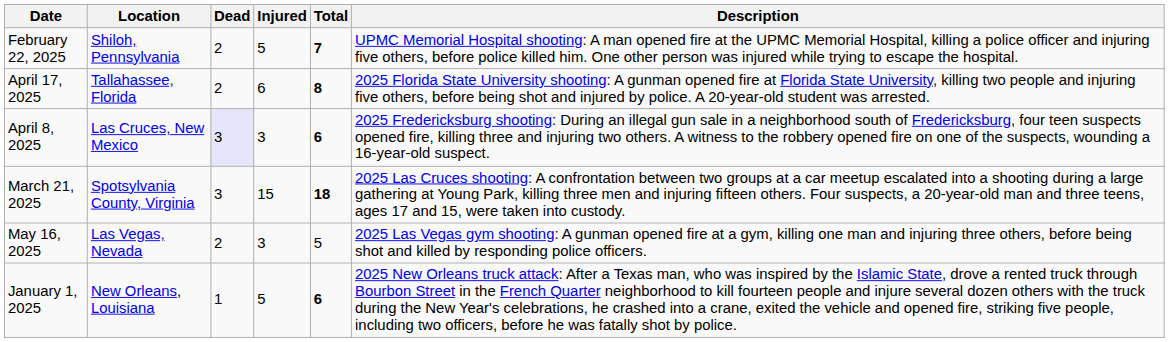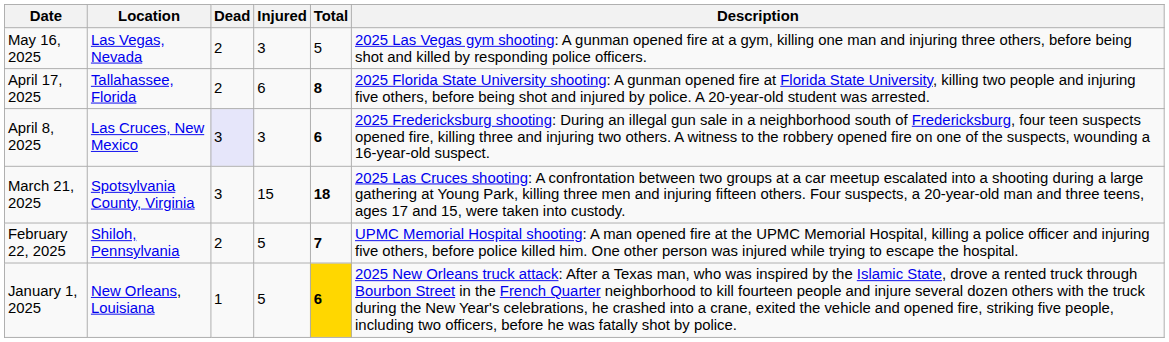rows swapped: (34, 243) <-> (38, 48)
(318, 300) no background -> (318, 300) gold background
